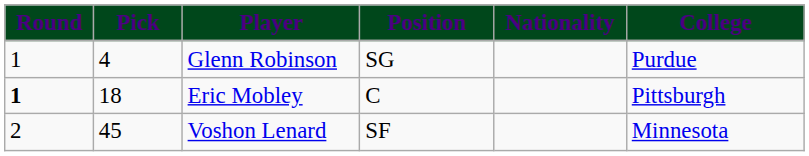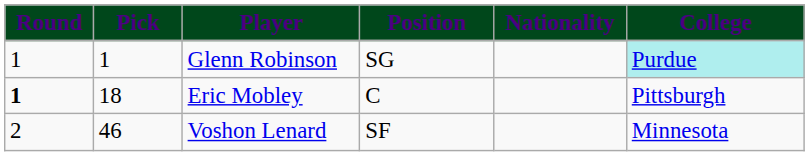(105, 58) 4 -> (105, 58) 1
(664, 58) no background -> (664, 58) paleturquoise background
(110, 131) 45 -> (110, 131) 46
